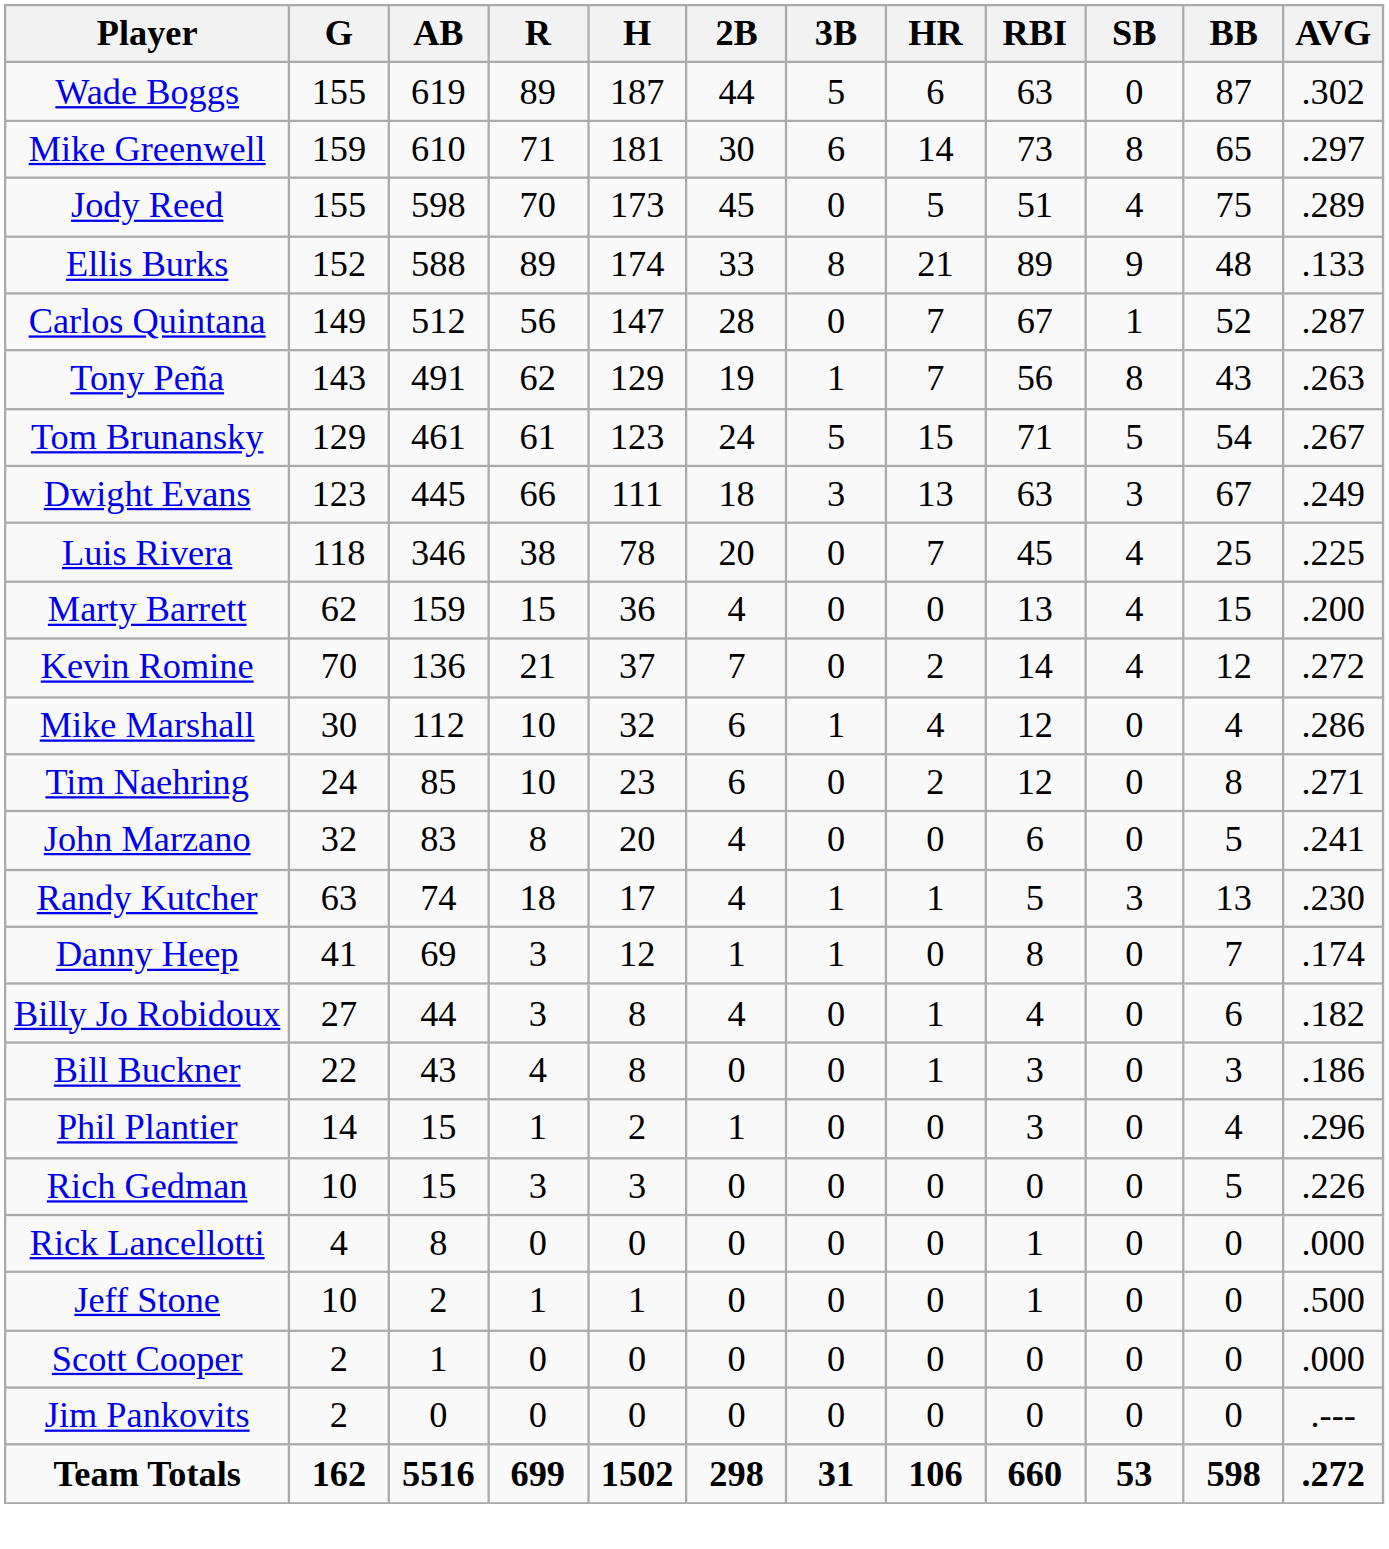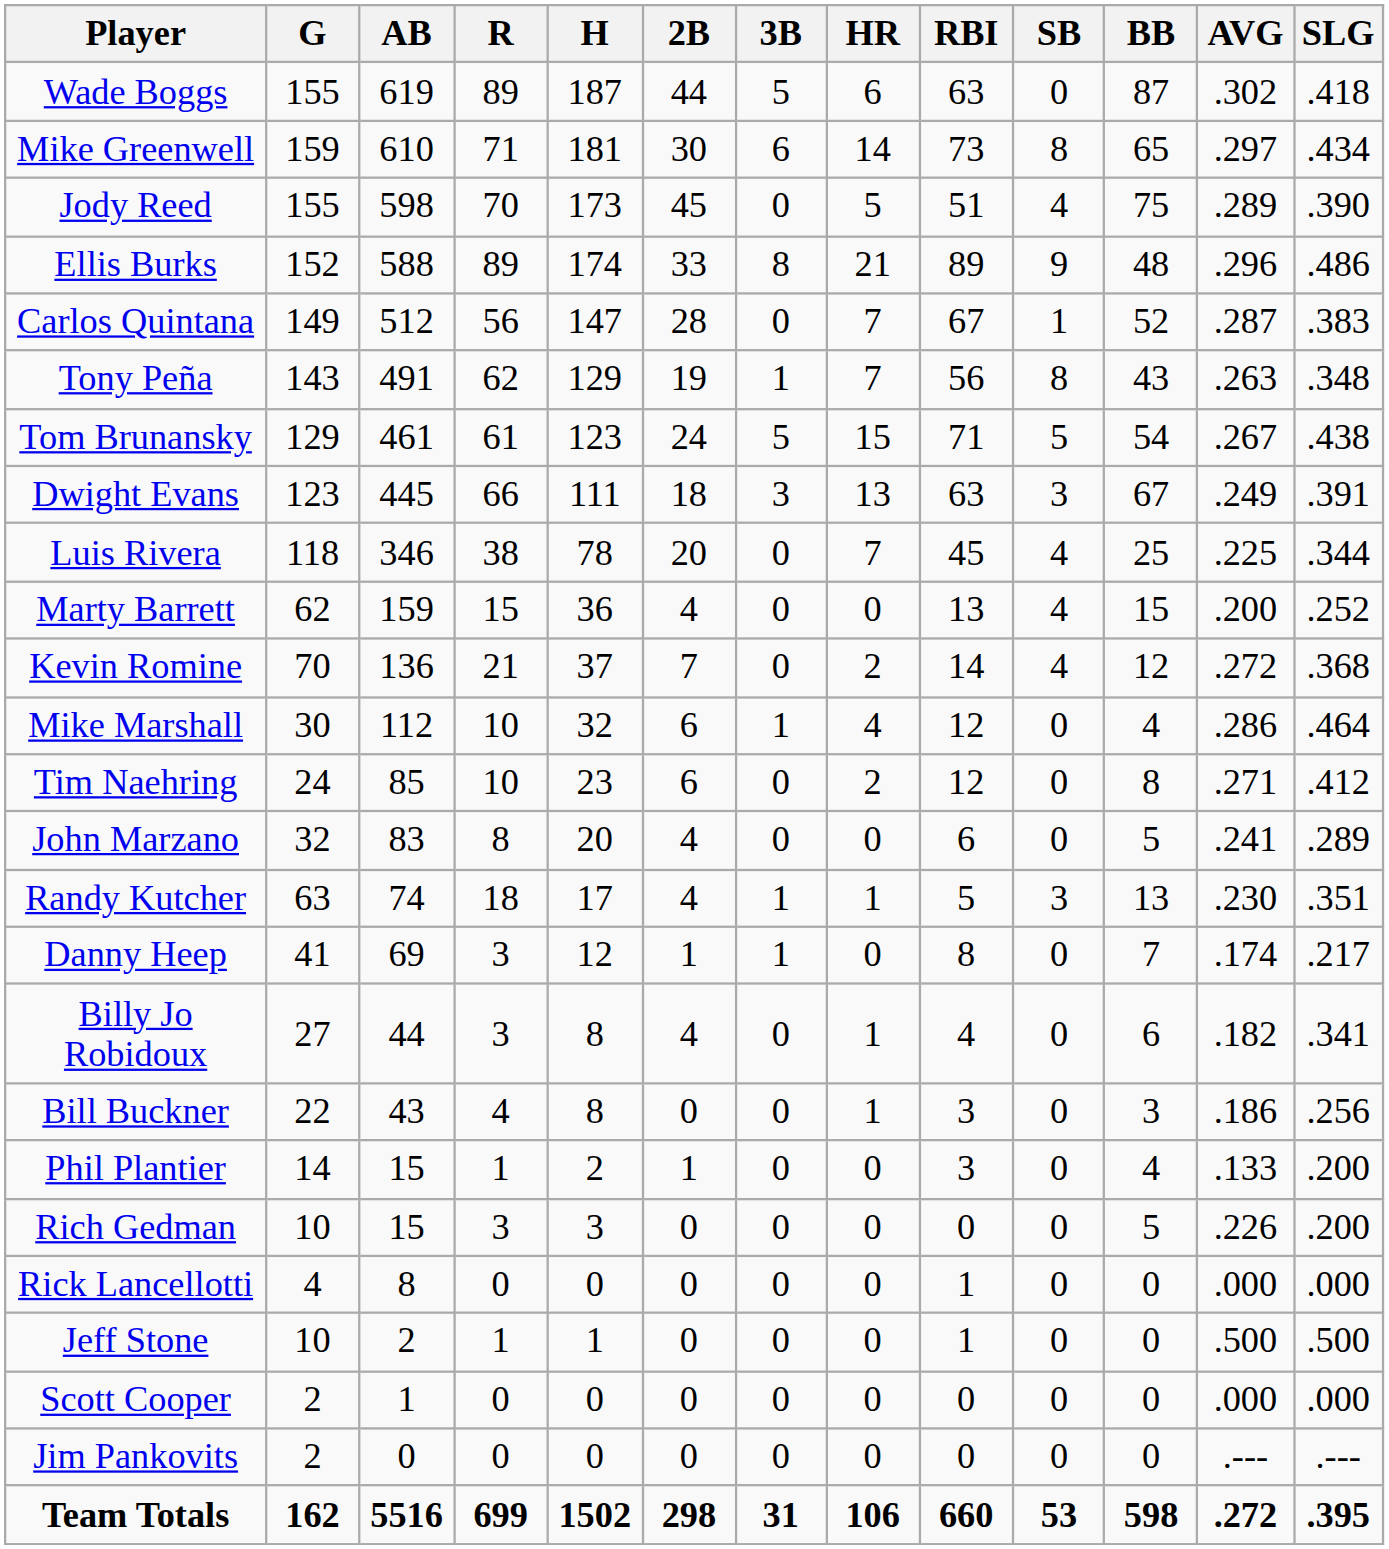+ column: (1338, 33)
(1333, 263) .133 -> (1245, 263) .296
(1333, 1127) .296 -> (1245, 1168) .133
